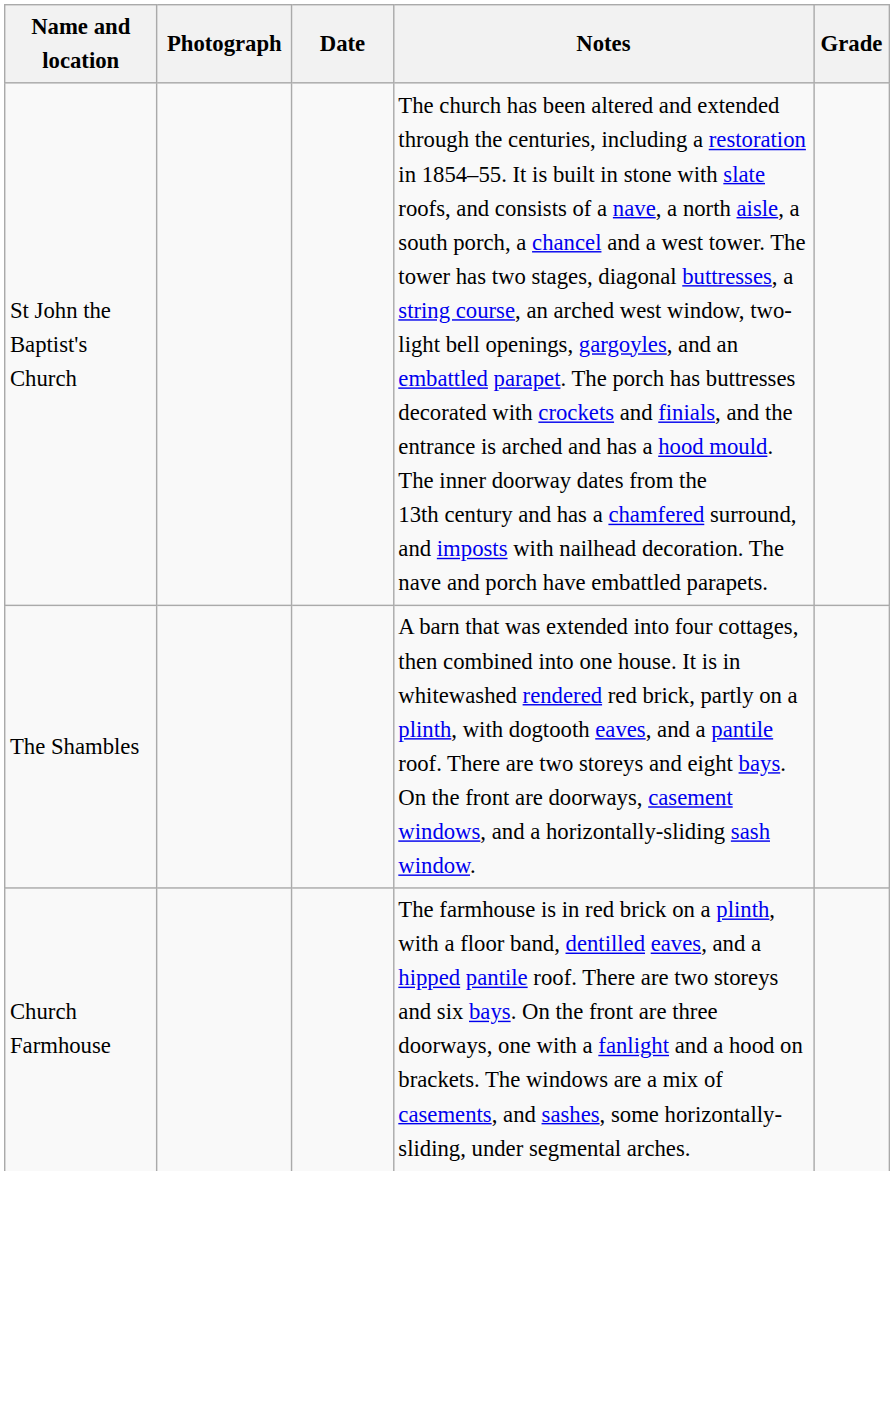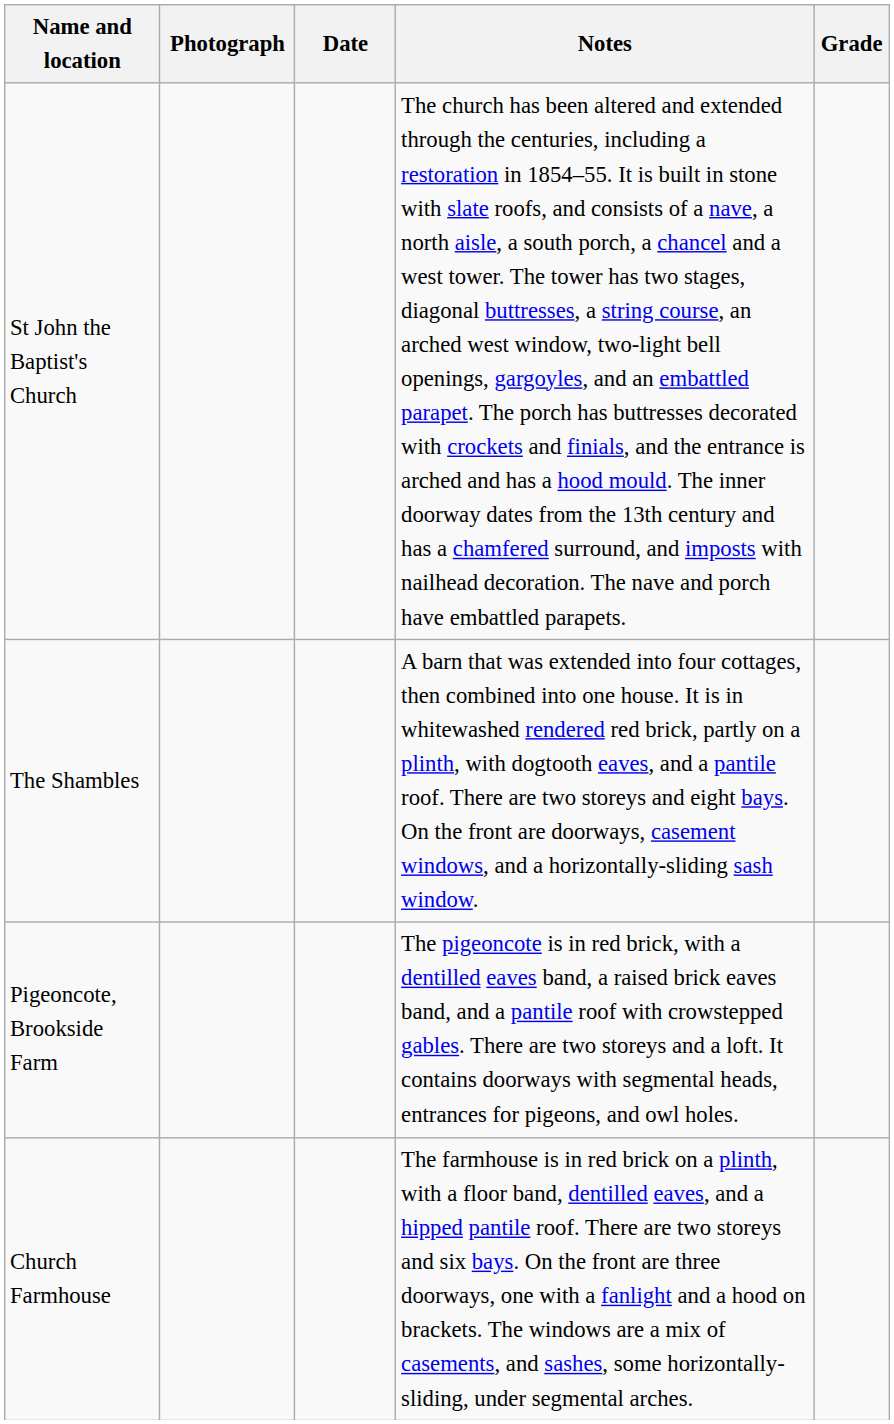+ row: (63, 1029)
